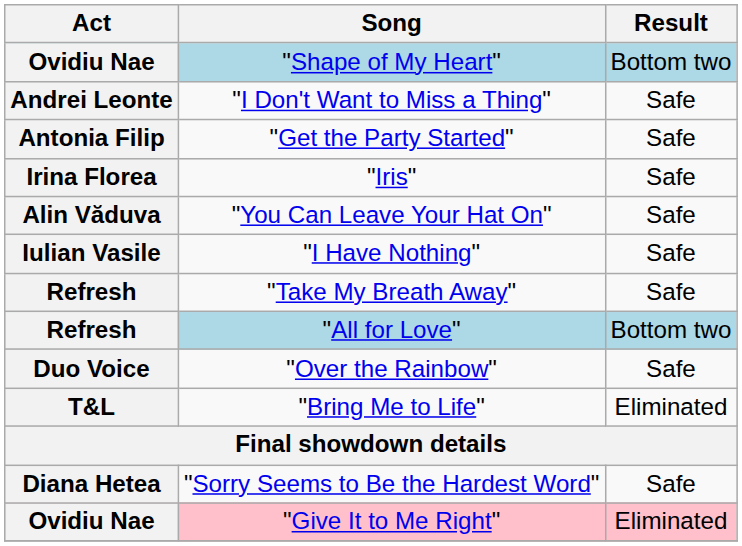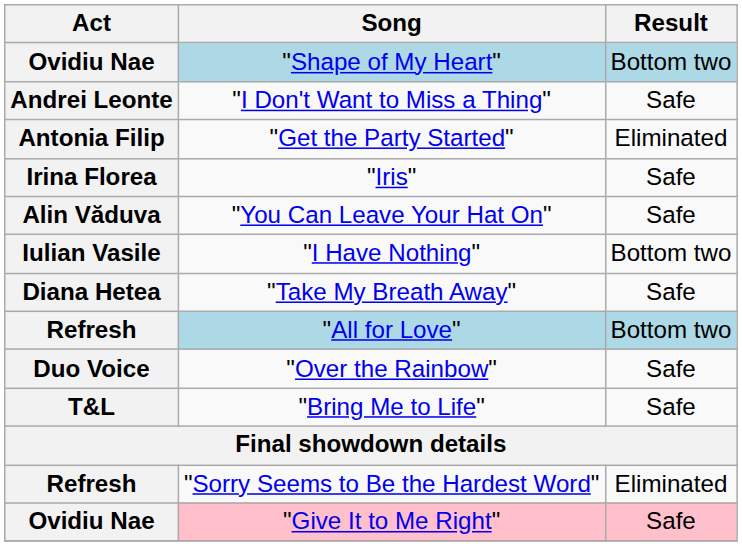(671, 138) Safe -> (671, 138) Eliminated
(671, 253) Safe -> (671, 253) Bottom two
(92, 291) Refresh -> (92, 291) Diana Hetea
(671, 406) Eliminated -> (671, 406) Safe
(92, 483) Diana Hetea -> (92, 483) Refresh
(671, 483) Safe -> (671, 483) Eliminated
(671, 521) Eliminated -> (671, 521) Safe
